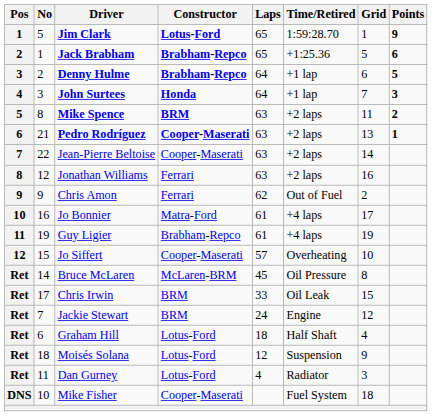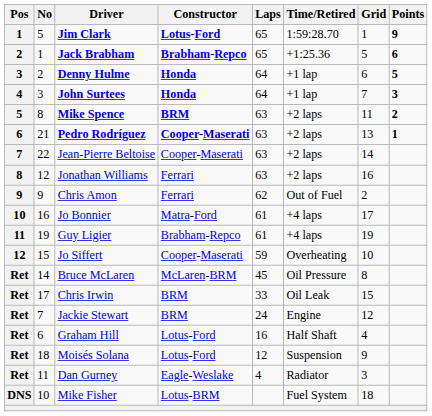(204, 74) Brabham-Repco -> (178, 74) Honda
(261, 255) 57 -> (261, 255) 59
(261, 335) 18 -> (261, 335) 16
(188, 375) Lotus-Ford -> (197, 375) Eagle-Weslake
(202, 395) Cooper-Maserati -> (190, 395) Lotus-BRM
